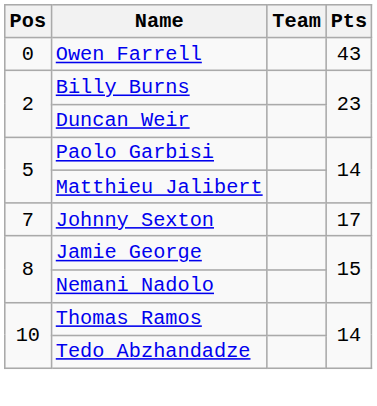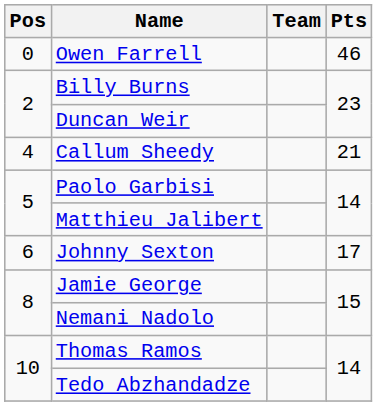(349, 54) 43 -> (349, 54) 46
+ row: (135, 154)
(28, 220) 7 -> (28, 253) 6
